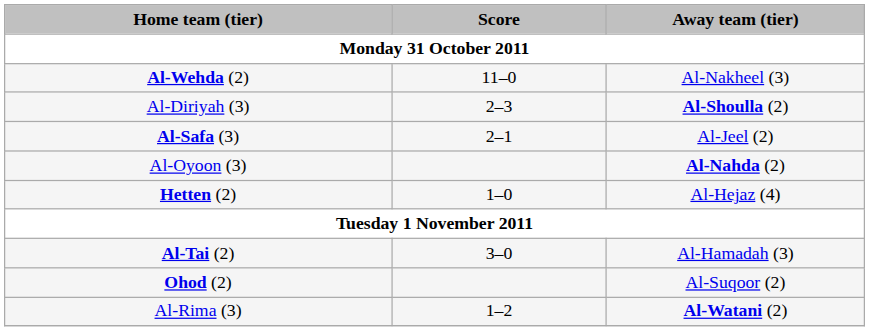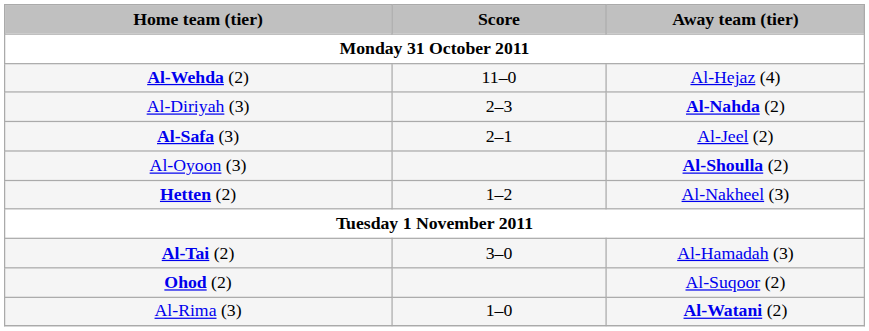(735, 77) Al-Nakheel (3) -> (735, 77) Al-Hejaz (4)
(735, 107) Al-Shoulla (2) -> (735, 107) Al-Nahda (2)
(735, 165) Al-Nahda (2) -> (735, 165) Al-Shoulla (2)
(499, 194) 1–0 -> (499, 194) 1–2
(735, 194) Al-Hejaz (4) -> (735, 194) Al-Nakheel (3)
(499, 311) 1–2 -> (499, 311) 1–0
